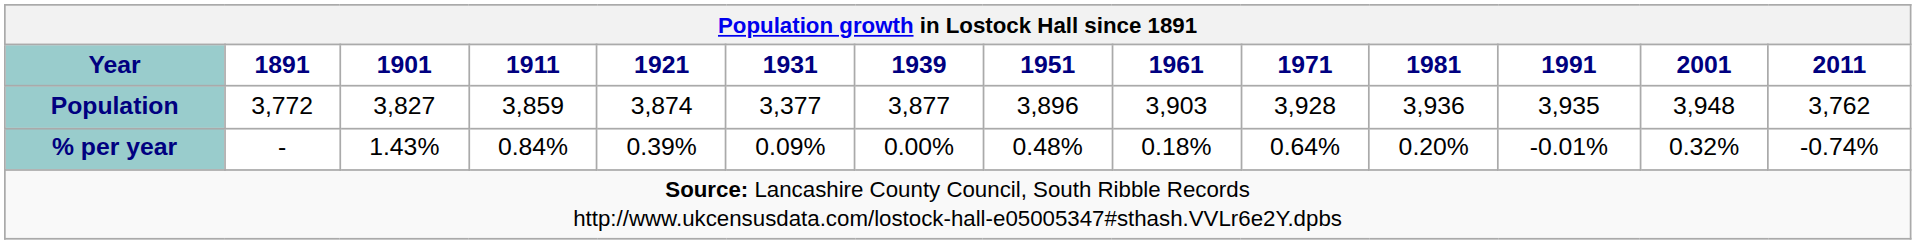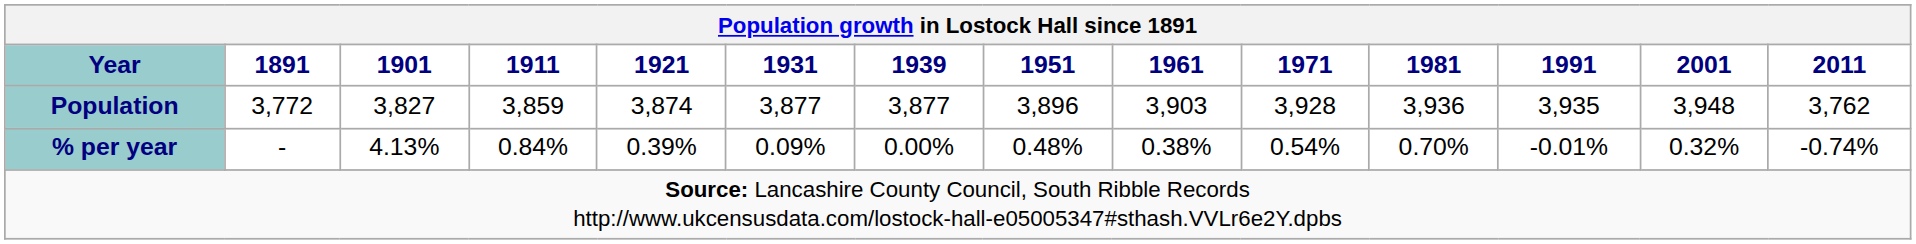(790, 106) 3,377 -> (790, 106) 3,877
(404, 148) 1.43% -> (404, 148) 4.13%
(1176, 148) 0.18% -> (1176, 148) 0.38%
(1305, 148) 0.64% -> (1305, 148) 0.54%
(1434, 148) 0.20% -> (1434, 148) 0.70%
